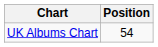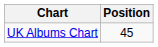(127, 32) 54 -> (127, 32) 45
